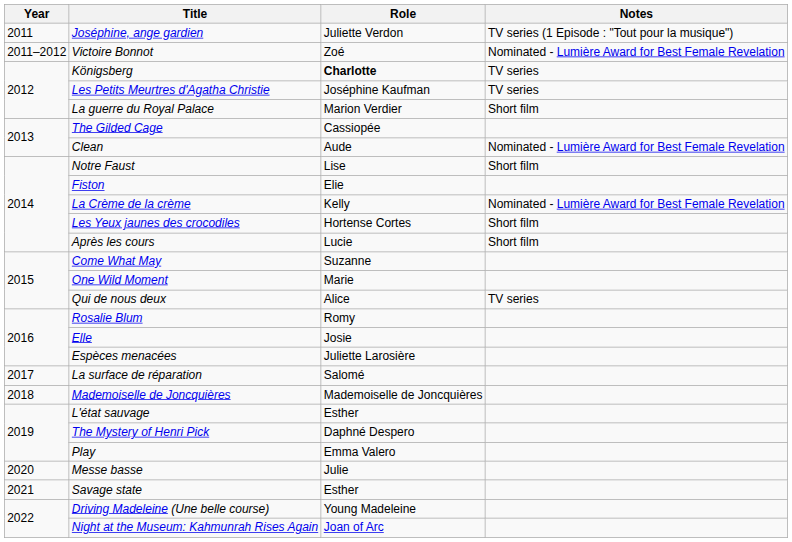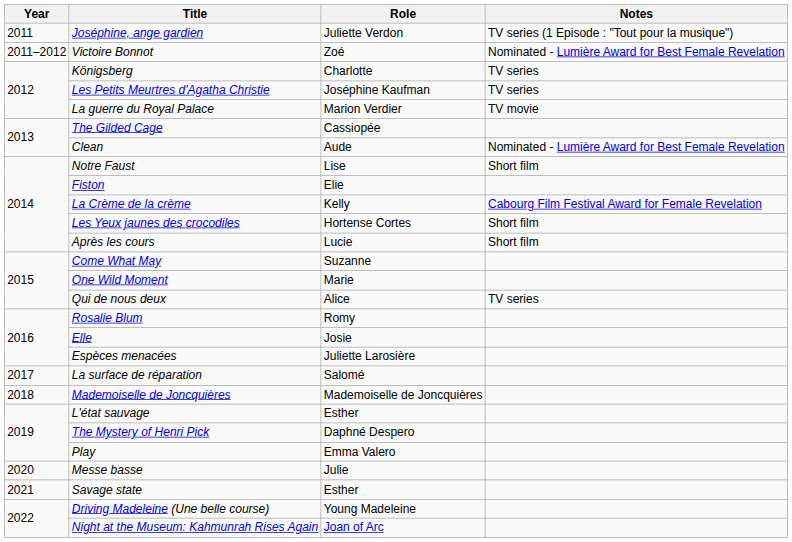(350, 71) bold -> (348, 71) normal
(513, 109) Short film -> (513, 109) TV movie
(636, 204) Nominated - Lumière Award for Best Female Revelation -> (625, 204) Cabourg Film Festival Award for Female Revelation
